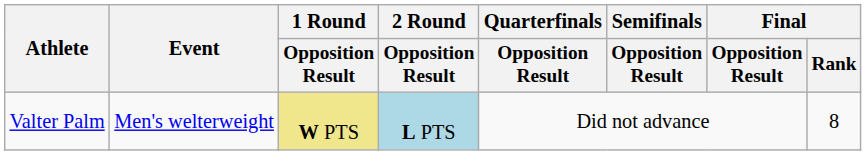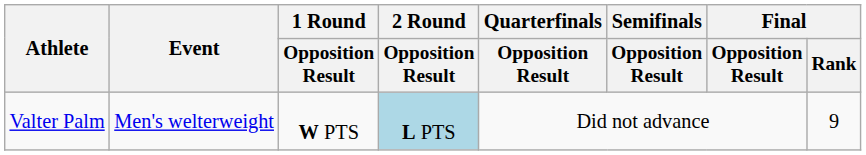(329, 133) khaki background -> (329, 133) no background
(834, 121) 8 -> (834, 121) 9
